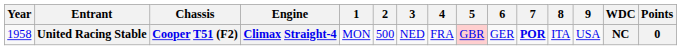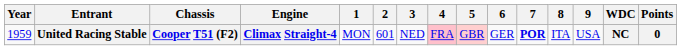(19, 34) 1958 -> (19, 34) 1959
(385, 34) 500 -> (385, 34) 601
(442, 34) no background -> (442, 34) pink background
